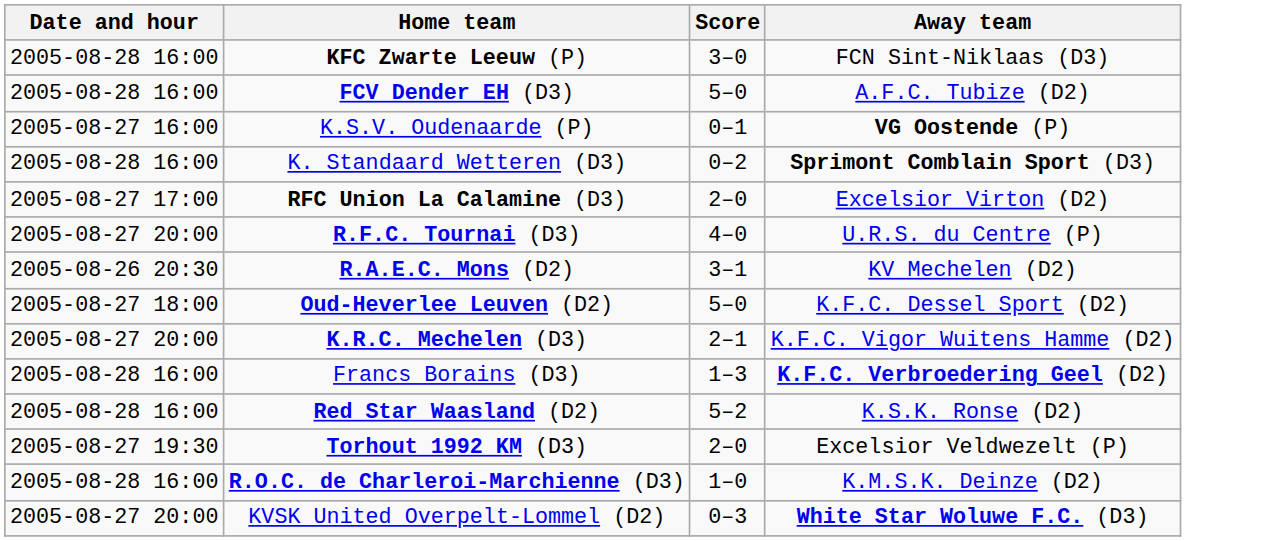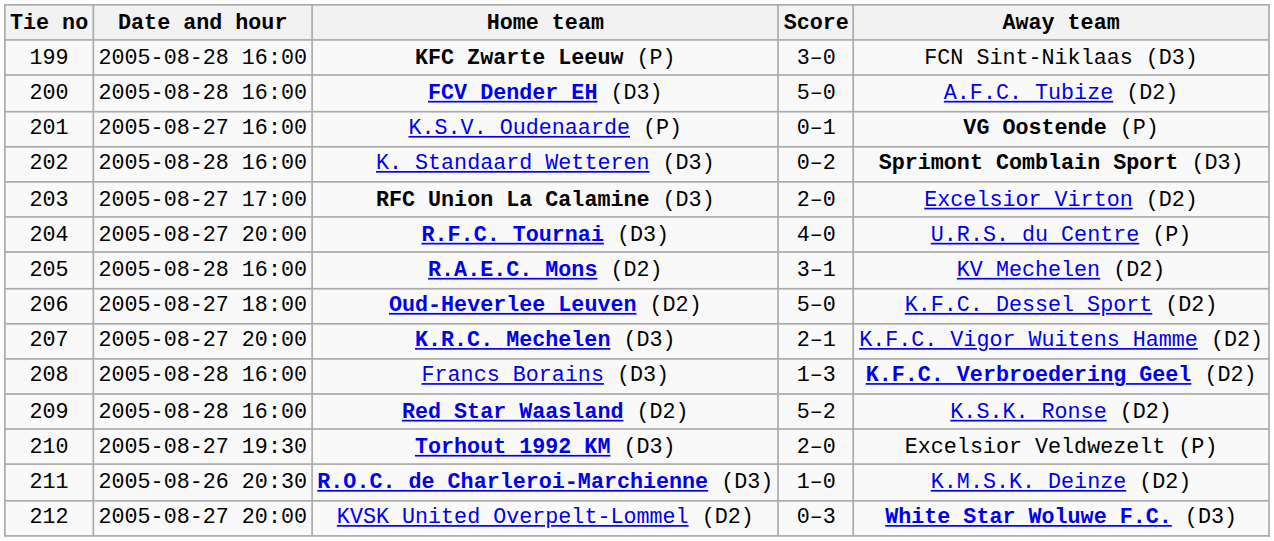+ column: (49, 23)
(114, 270) 2005-08-26 20:30 -> (203, 270) 2005-08-28 16:00
(114, 483) 2005-08-28 16:00 -> (203, 483) 2005-08-26 20:30
